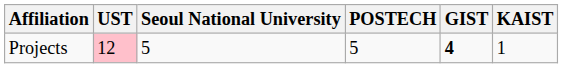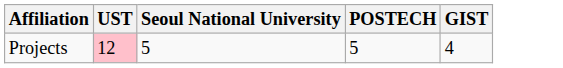- column: (525, 18)
(449, 47) bold -> (449, 47) normal
